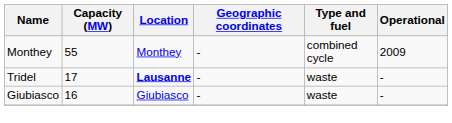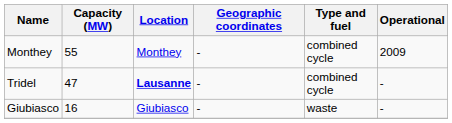(71, 77) 17 -> (71, 83) 47
(322, 77) waste -> (332, 83) combined cycle
